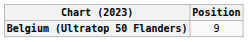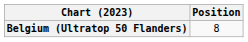(216, 29) 9 -> (216, 29) 8
